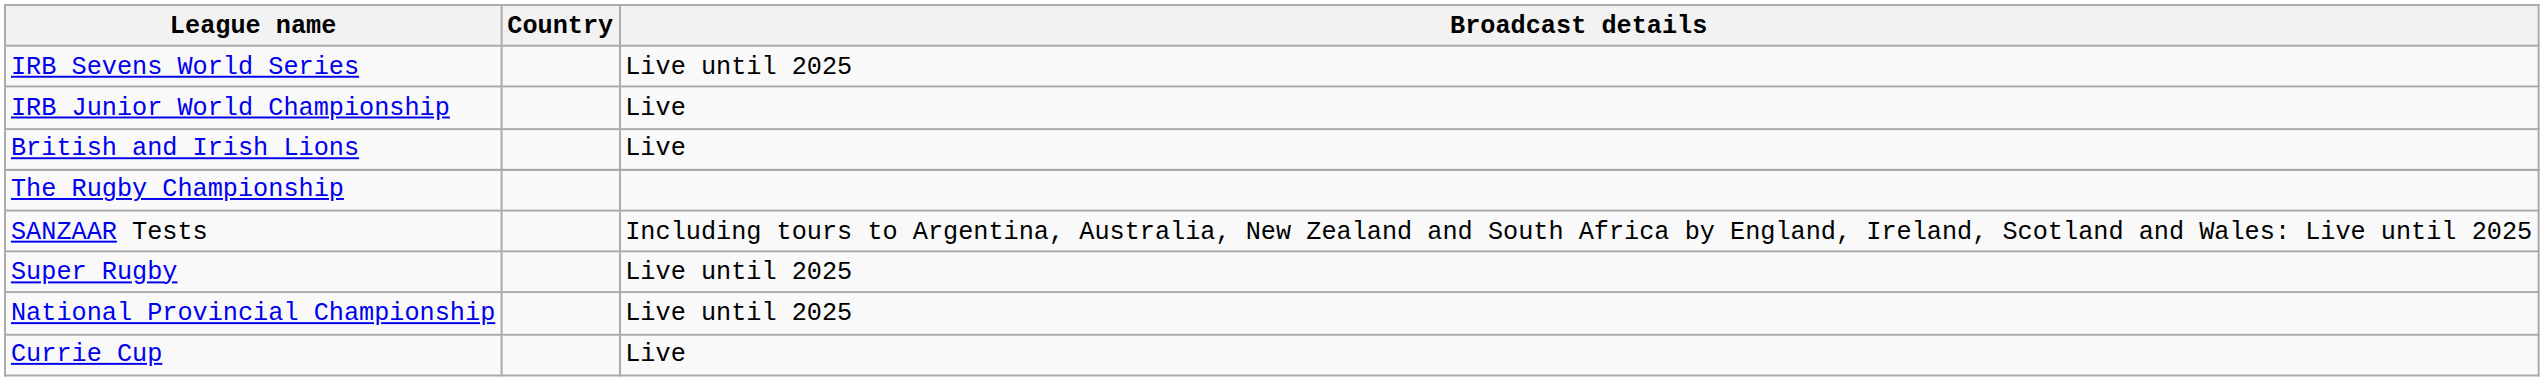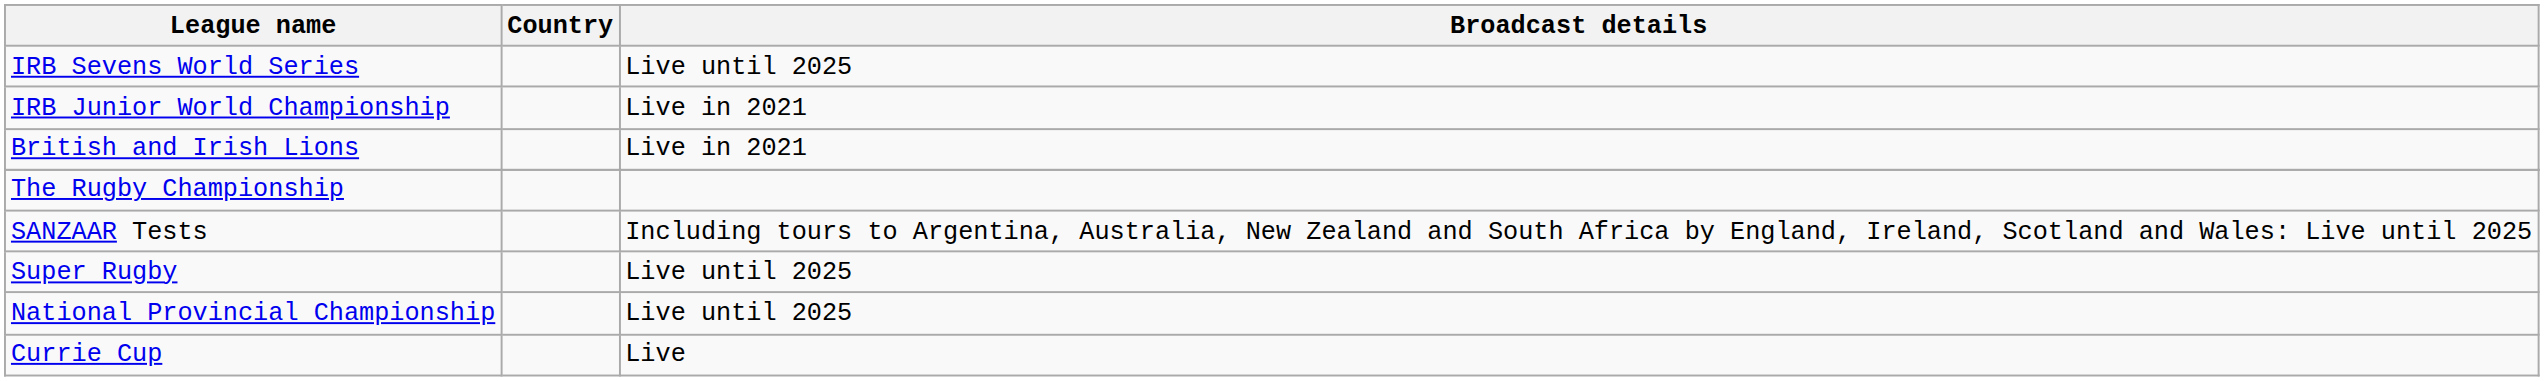(656, 108) Live -> (716, 108) Live in 2021
(656, 149) Live -> (716, 149) Live in 2021
